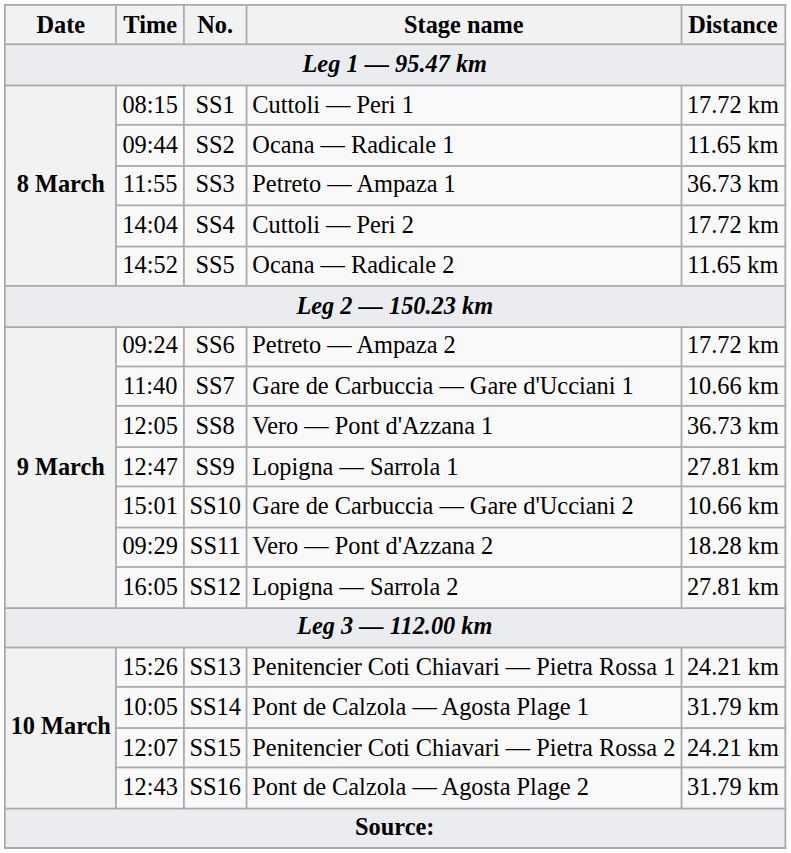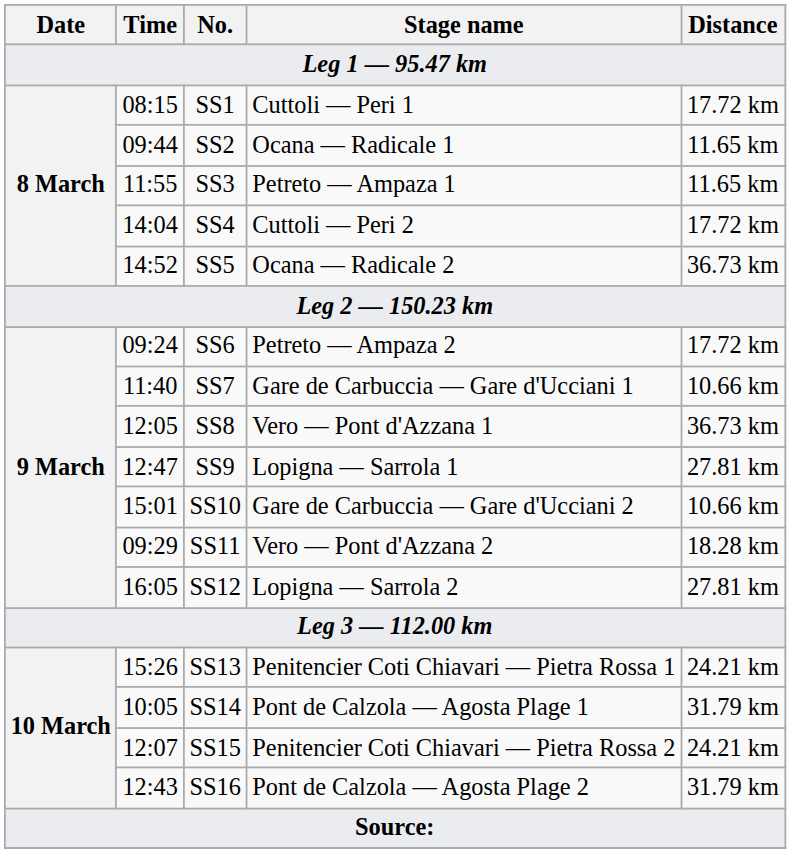(733, 184) 36.73 km -> (733, 184) 11.65 km
(733, 265) 11.65 km -> (733, 265) 36.73 km
